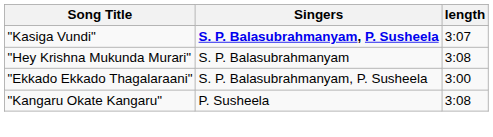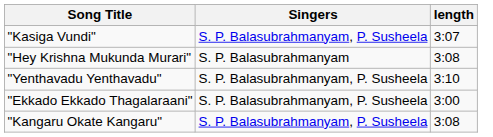(319, 36) bold -> (313, 36) normal
+ row: (85, 79)
(234, 100) P. Susheela -> (313, 121) S. P. Balasubrahmanyam, P. Susheela
